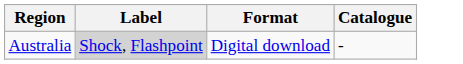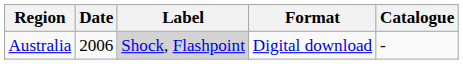+ column: (96, 18)
